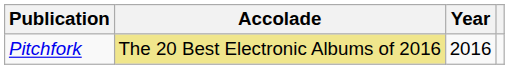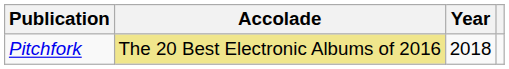(470, 49) 2016 -> (470, 49) 2018
